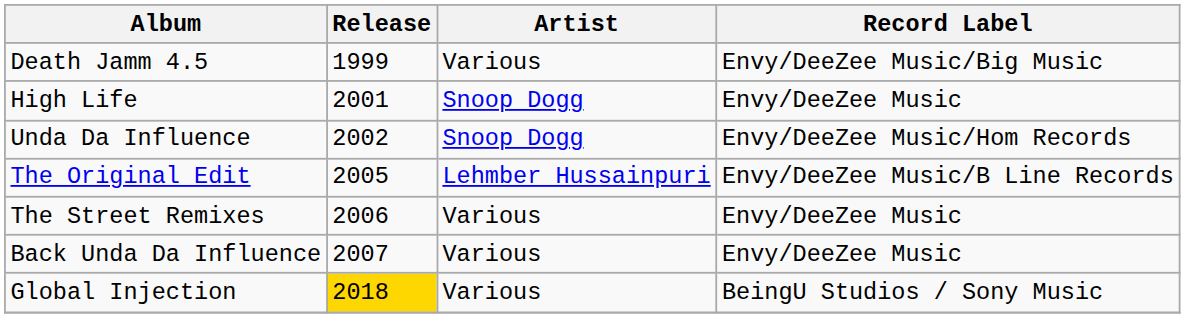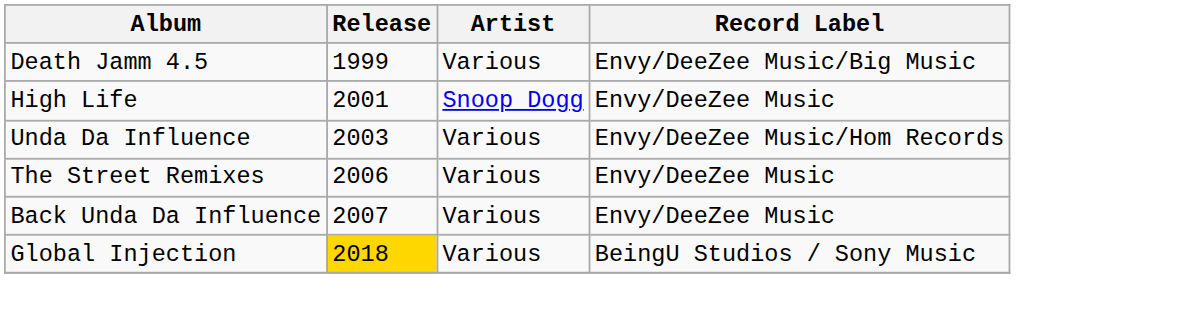(361, 139) 2002 -> (361, 139) 2003
(513, 139) Snoop Dogg -> (492, 139) Various
- row: (131, 177)
